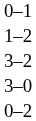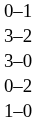- row: (18, 36)
+ row: (18, 110)
